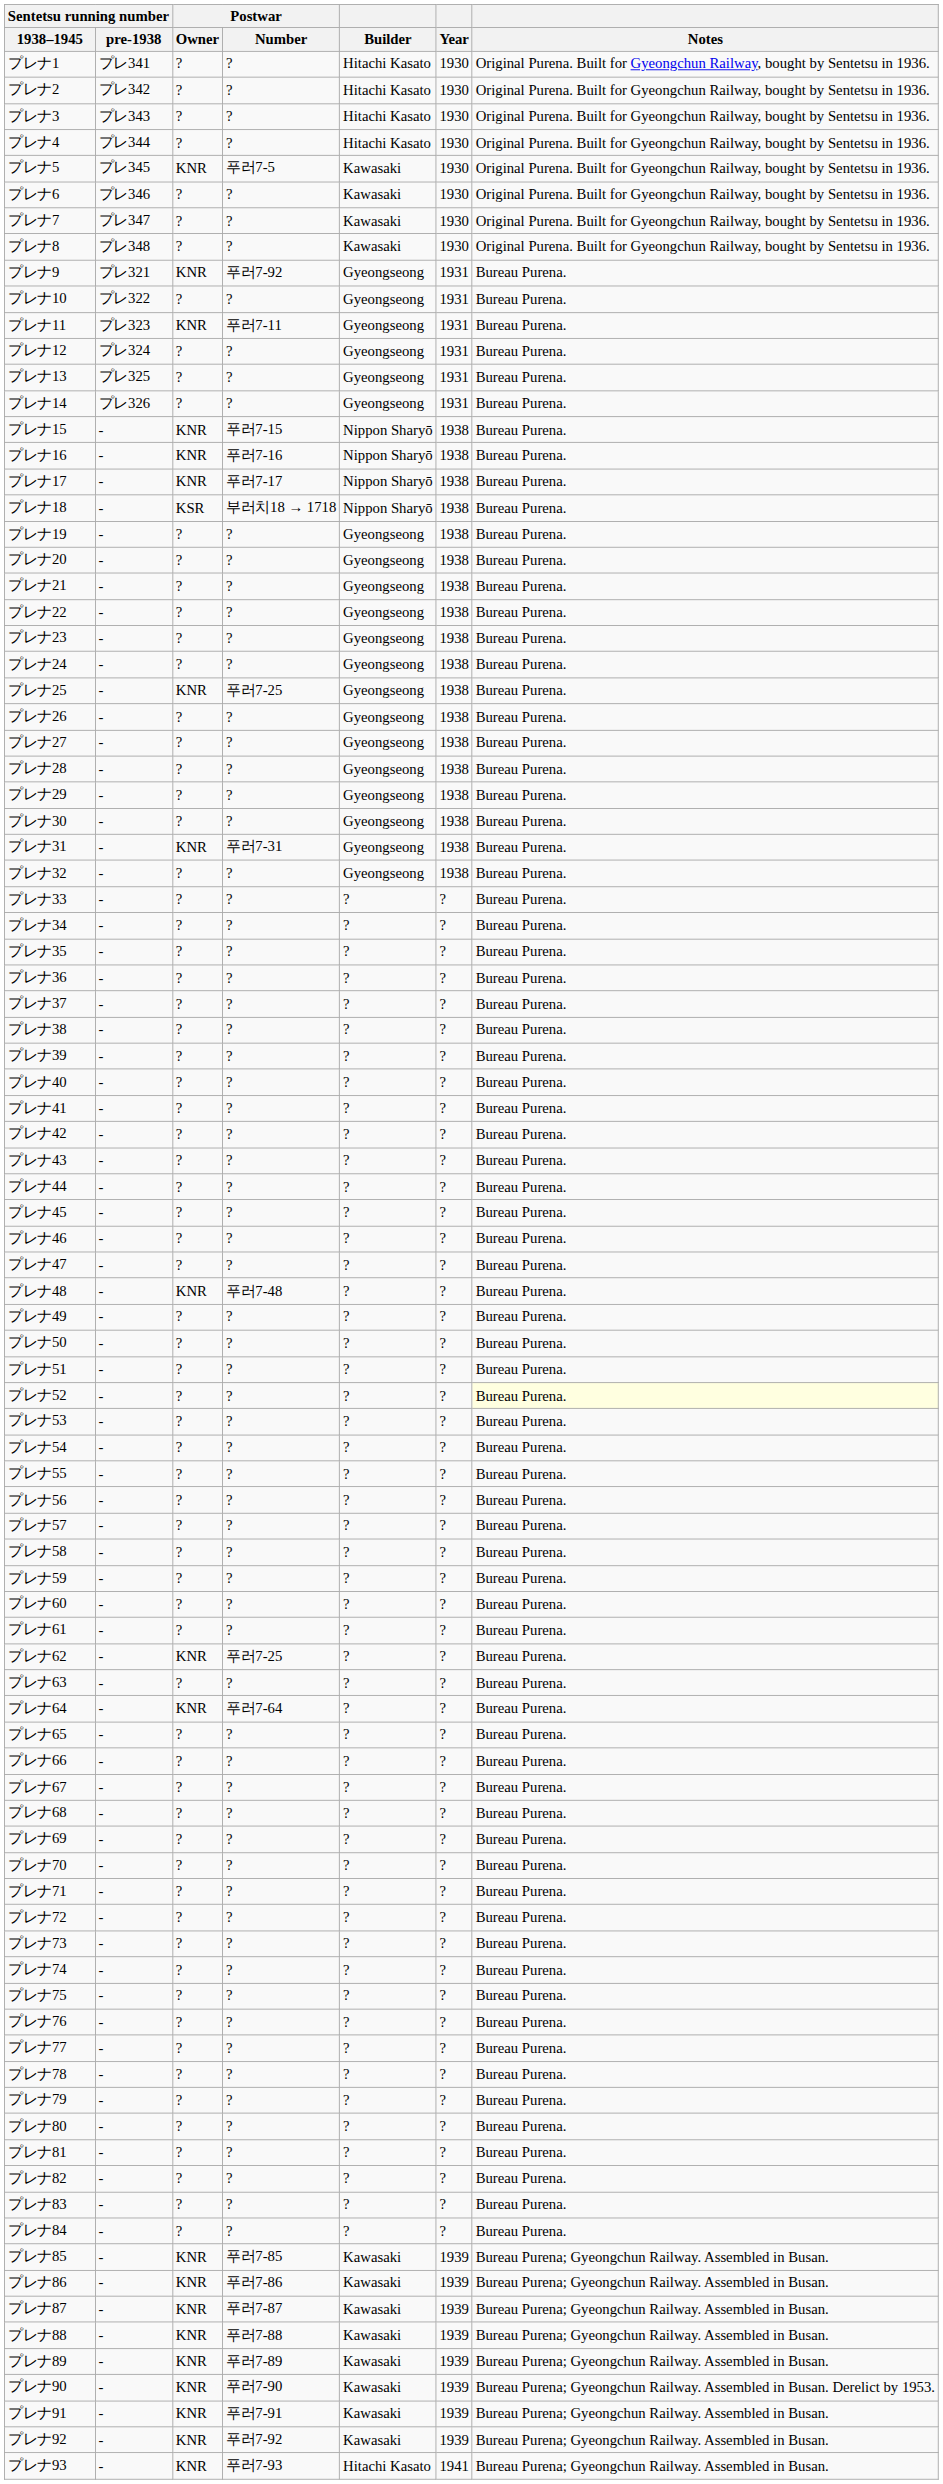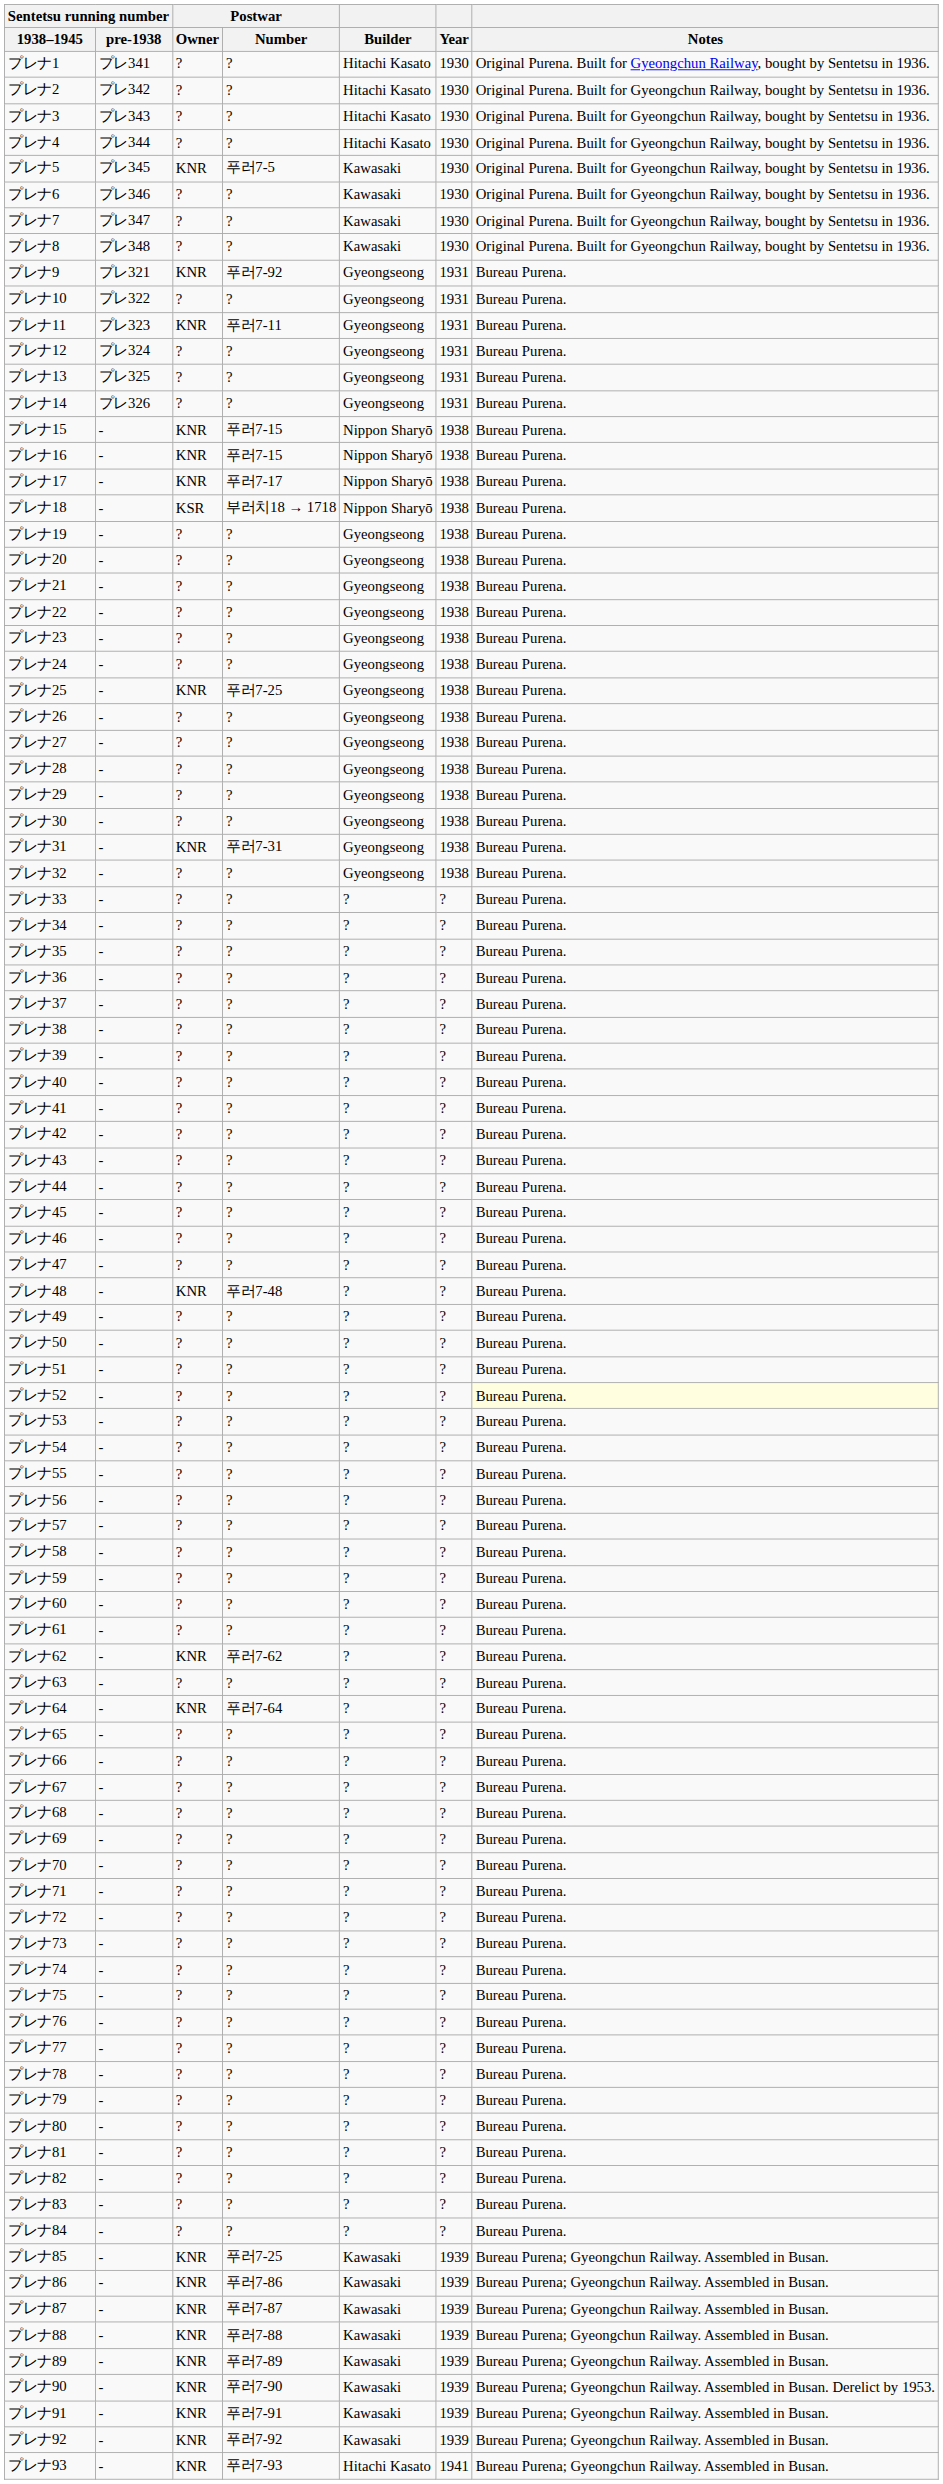(254, 455) 푸러7-16 -> (254, 455) 푸러7-15
(254, 1656) 푸러7-25 -> (254, 1656) 푸러7-62
(254, 2256) 푸러7-85 -> (254, 2256) 푸러7-25
